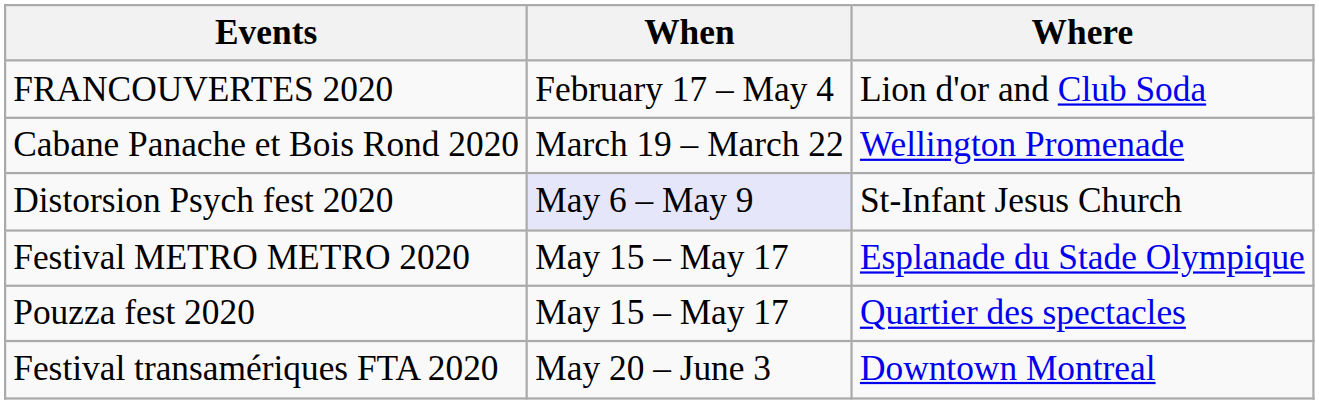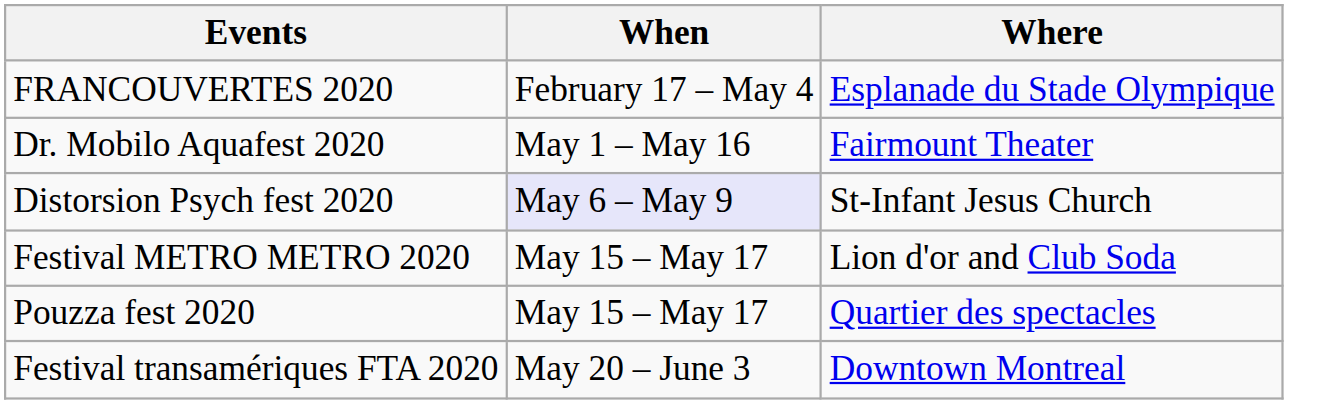(1033, 88) Lion d'or and Club Soda -> (1052, 88) Esplanade du Stade Olympique
- row: (266, 144)
+ row: (199, 144)
(1082, 256) Esplanade du Stade Olympique -> (1003, 256) Lion d'or and Club Soda
